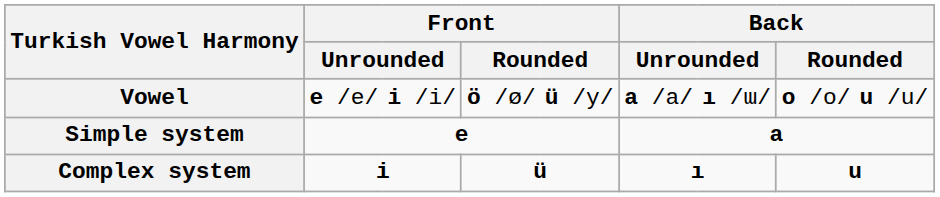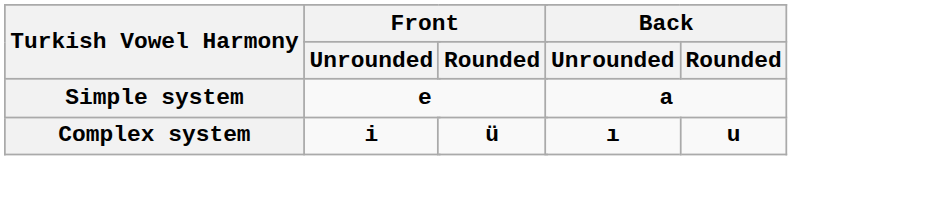- row: (154, 98)
